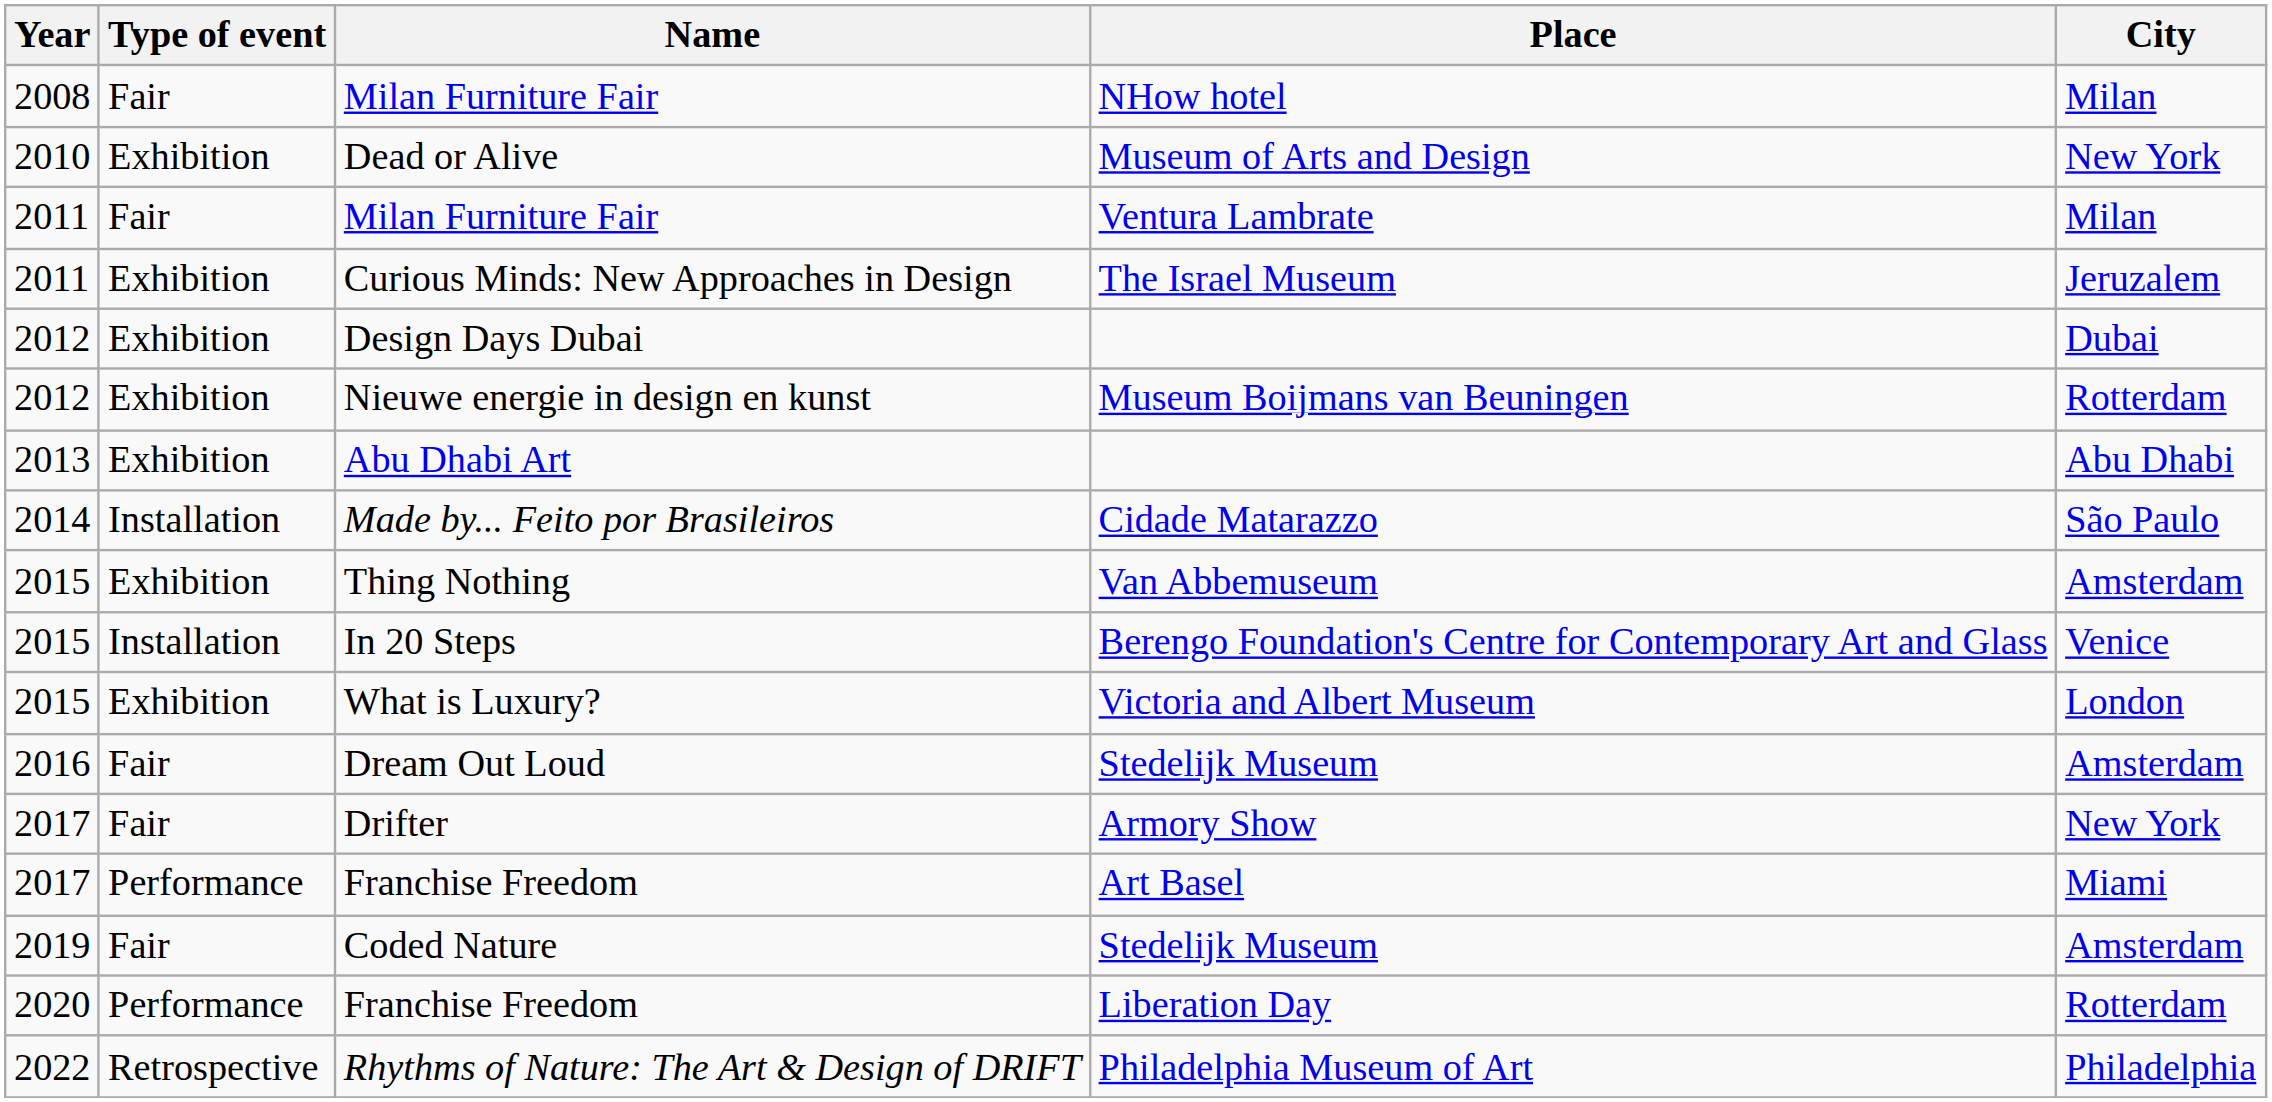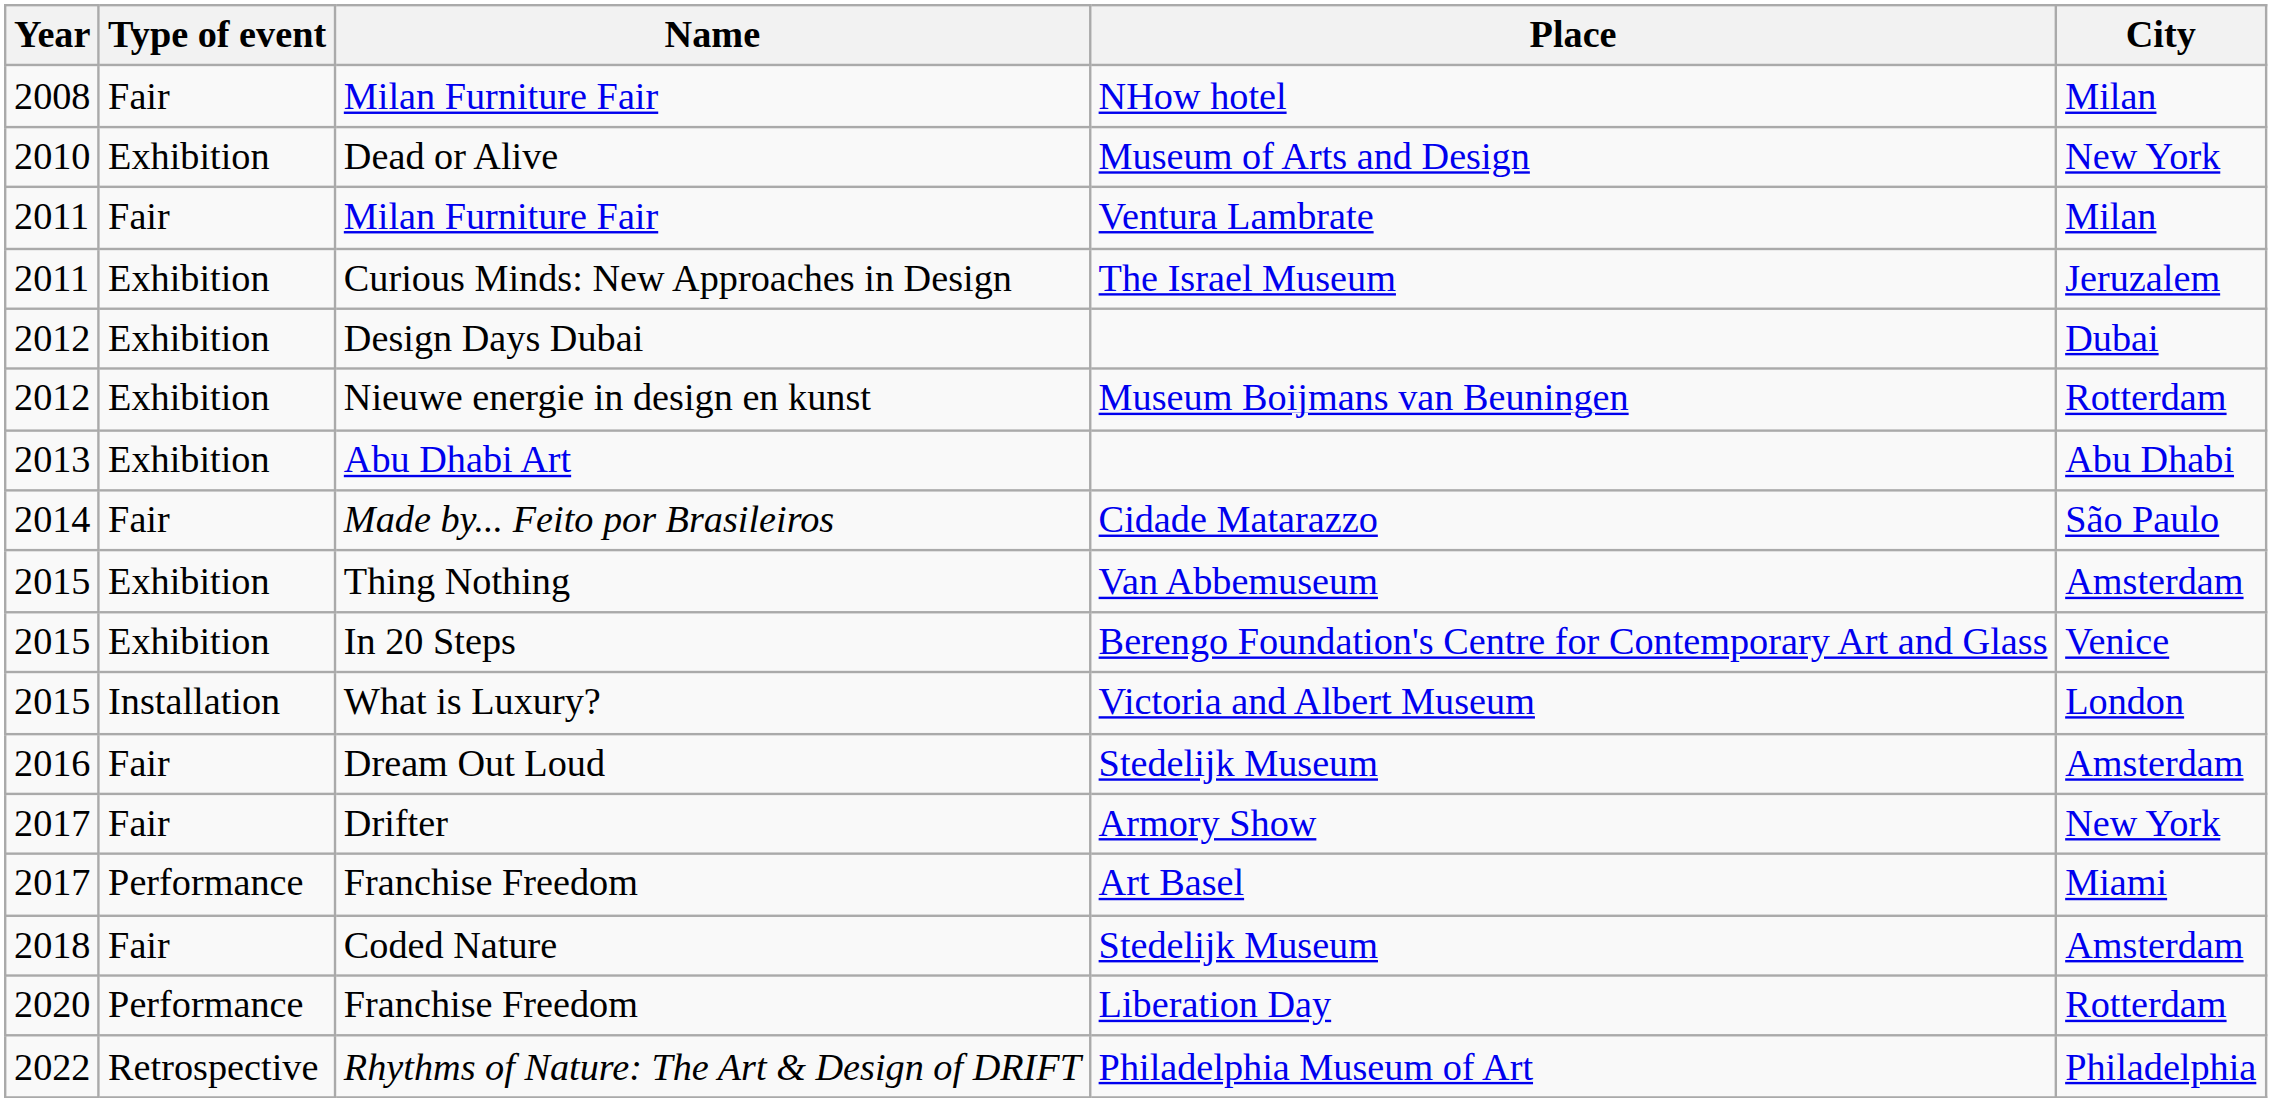(194, 519) Installation -> (139, 519) Fair
(194, 641) Installation -> (189, 641) Exhibition
(189, 701) Exhibition -> (194, 701) Installation
(52, 944) 2019 -> (52, 944) 2018
